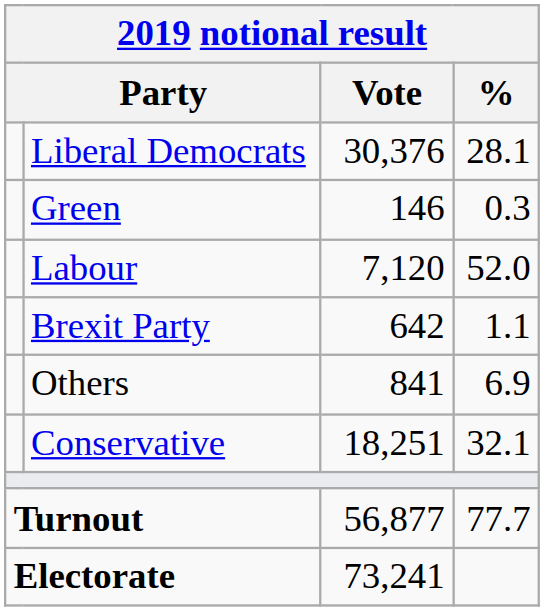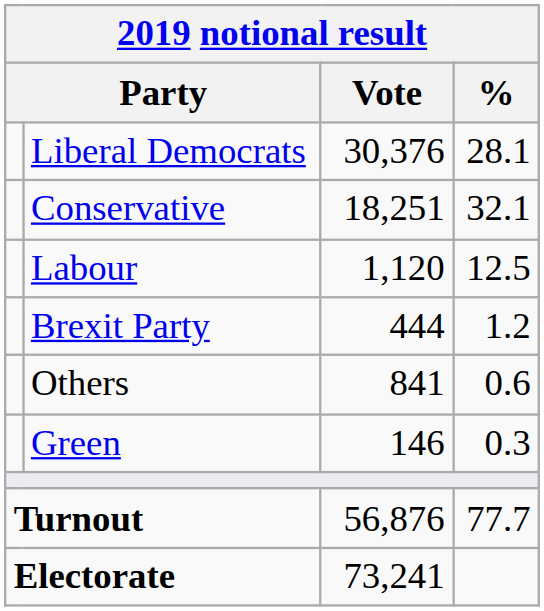rows swapped: (128, 442) <-> (76, 208)
(403, 267) 7,120 -> (403, 267) 1,120
(498, 267) 52.0 -> (498, 267) 12.5
(417, 325) 642 -> (417, 325) 444
(508, 325) 1.1 -> (508, 325) 1.2
(508, 383) 6.9 -> (508, 383) 0.6
(394, 517) 56,877 -> (394, 517) 56,876
